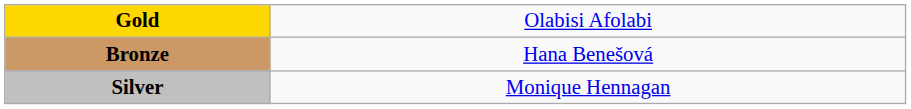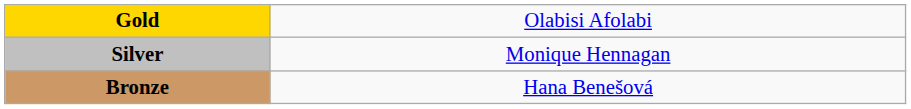rows swapped: (137, 86) <-> (137, 53)
